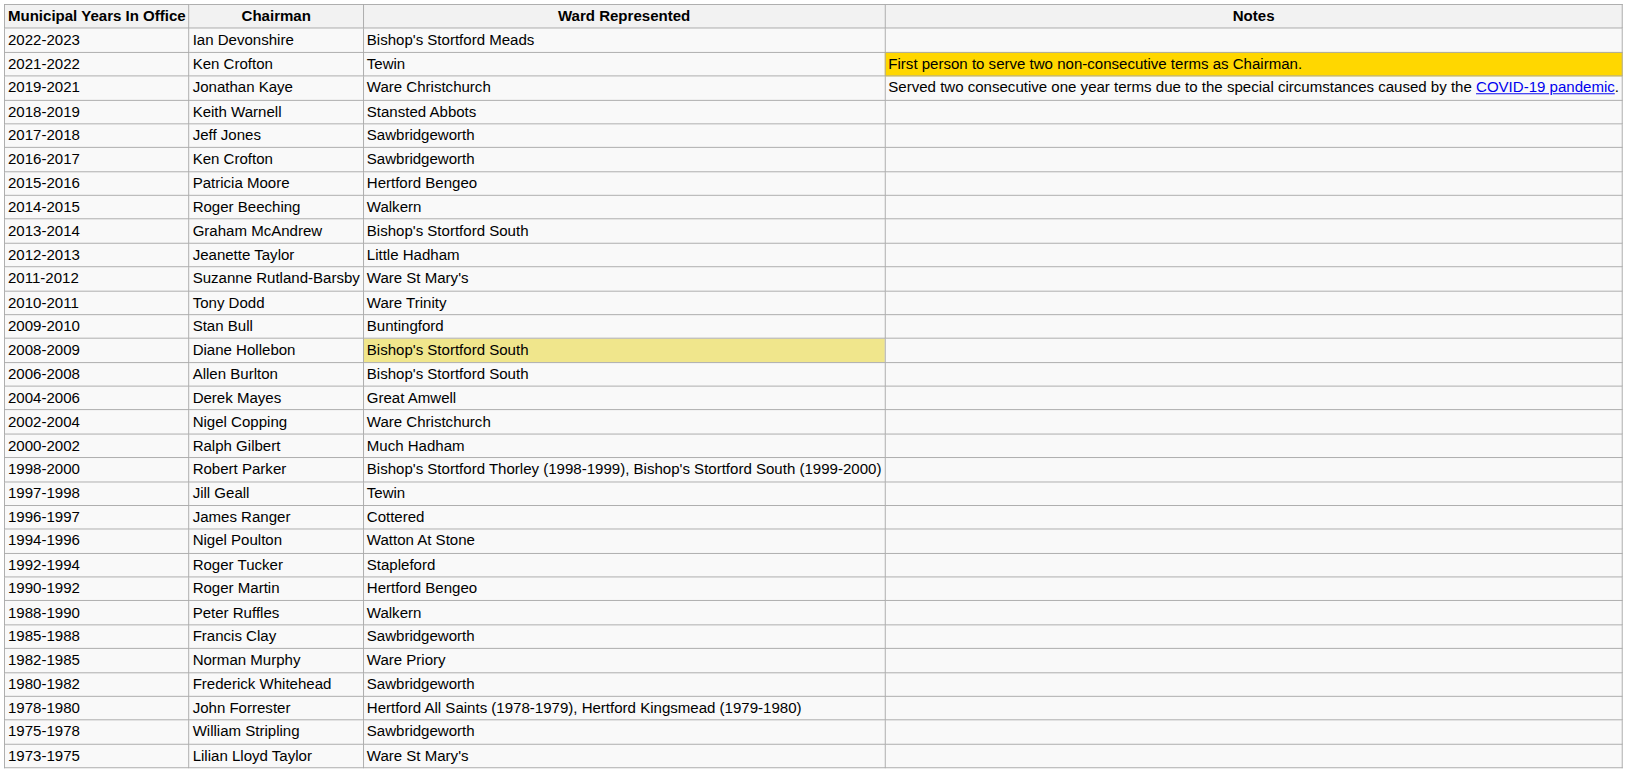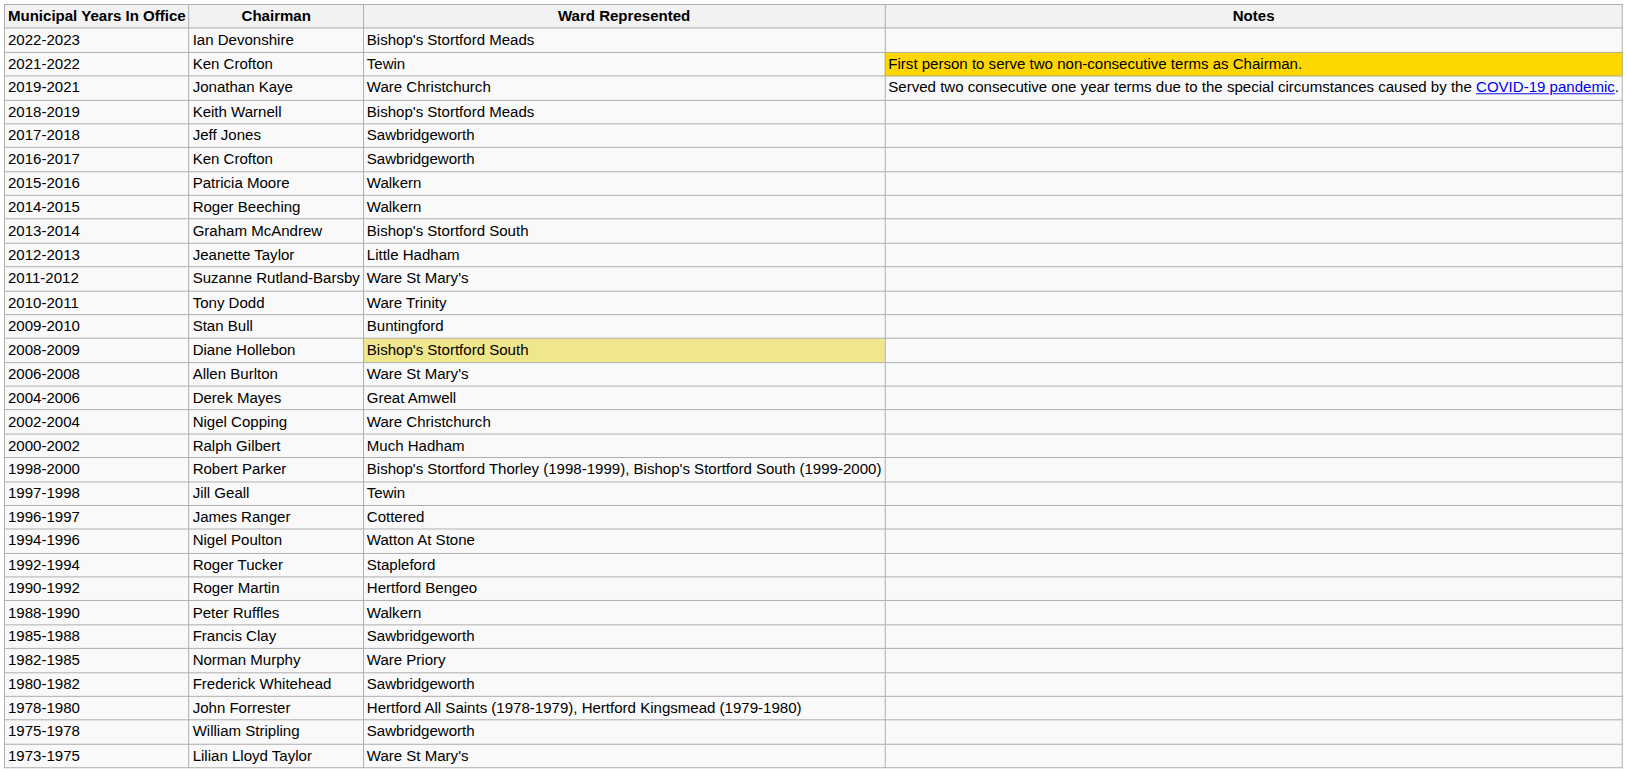(422, 111) Stansted Abbots -> (451, 111) Bishop's Stortford Meads
(422, 183) Hertford Bengeo -> (394, 183) Walkern
(448, 374) Bishop's Stortford South -> (418, 374) Ware St Mary's
